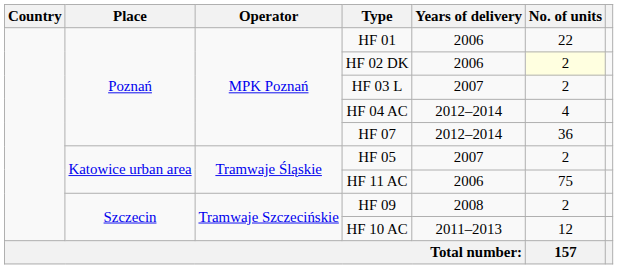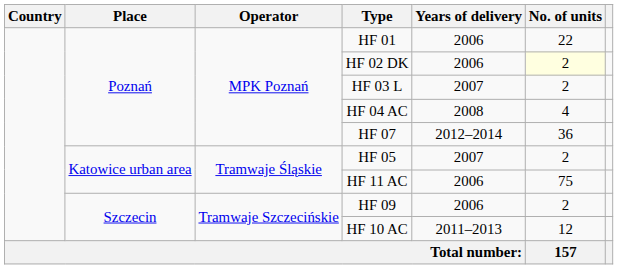(469, 110) 2012–2014 -> (469, 110) 2008
(469, 205) 2008 -> (469, 205) 2006
